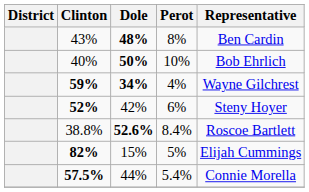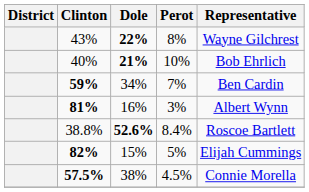(134, 38) 48% -> (134, 38) 22%
(251, 38) Ben Cardin -> (251, 38) Wayne Gilchrest
(134, 61) 50% -> (134, 61) 21%
(134, 84) bold -> (134, 84) normal
(177, 84) 4% -> (177, 84) 7%
(251, 84) Wayne Gilchrest -> (251, 84) Ben Cardin
+ row: (84, 107)
- row: (84, 107)
(134, 175) 44% -> (134, 175) 38%
(177, 175) 5.4% -> (177, 175) 4.5%
